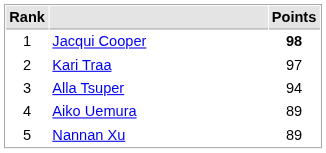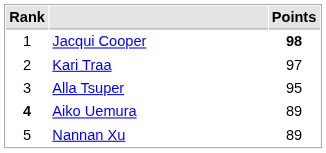(294, 88) 94 -> (294, 88) 95
(27, 112) normal -> (27, 112) bold
